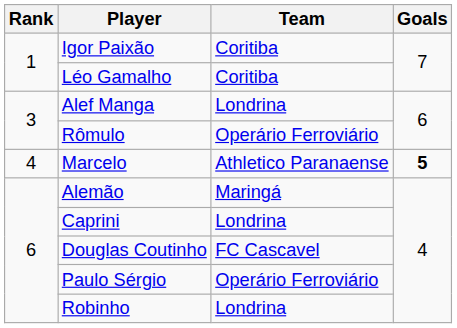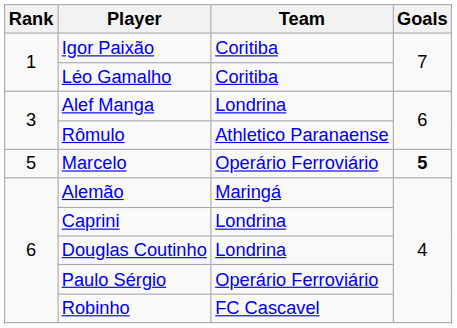(297, 134) Operário Ferroviário -> (302, 134) Athletico Paranaense
(31, 163) 4 -> (31, 163) 5
(302, 163) Athletico Paranaense -> (297, 163) Operário Ferroviário
(267, 250) FC Cascavel -> (251, 250) Londrina
(251, 308) Londrina -> (267, 308) FC Cascavel
